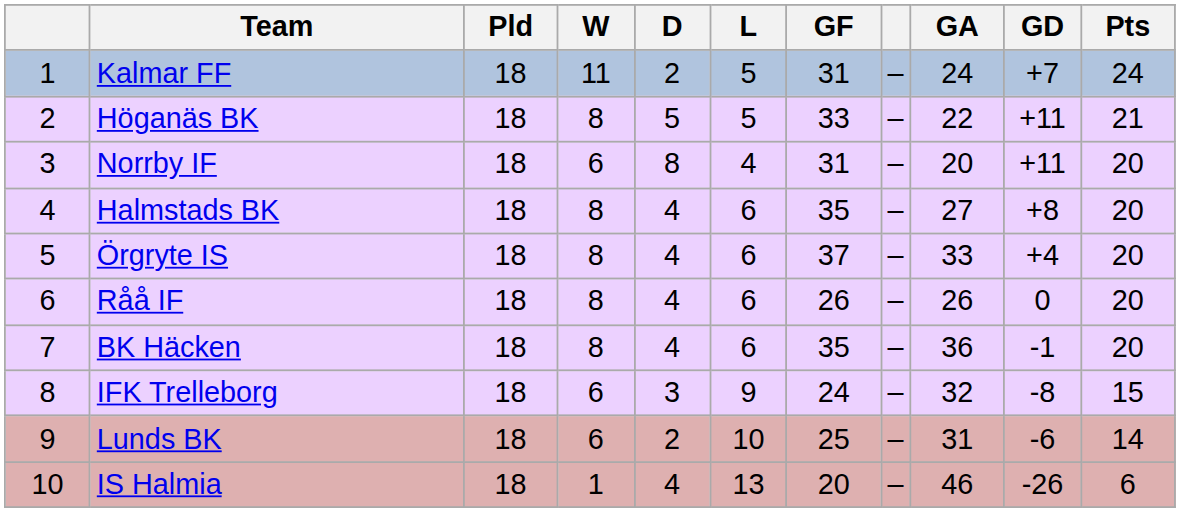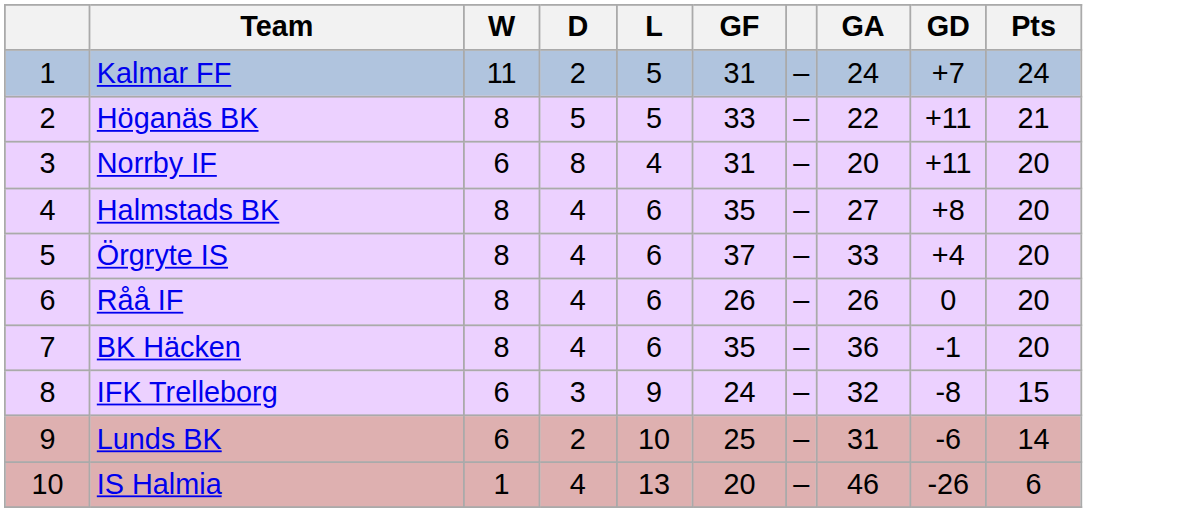- column: (511, 27)
